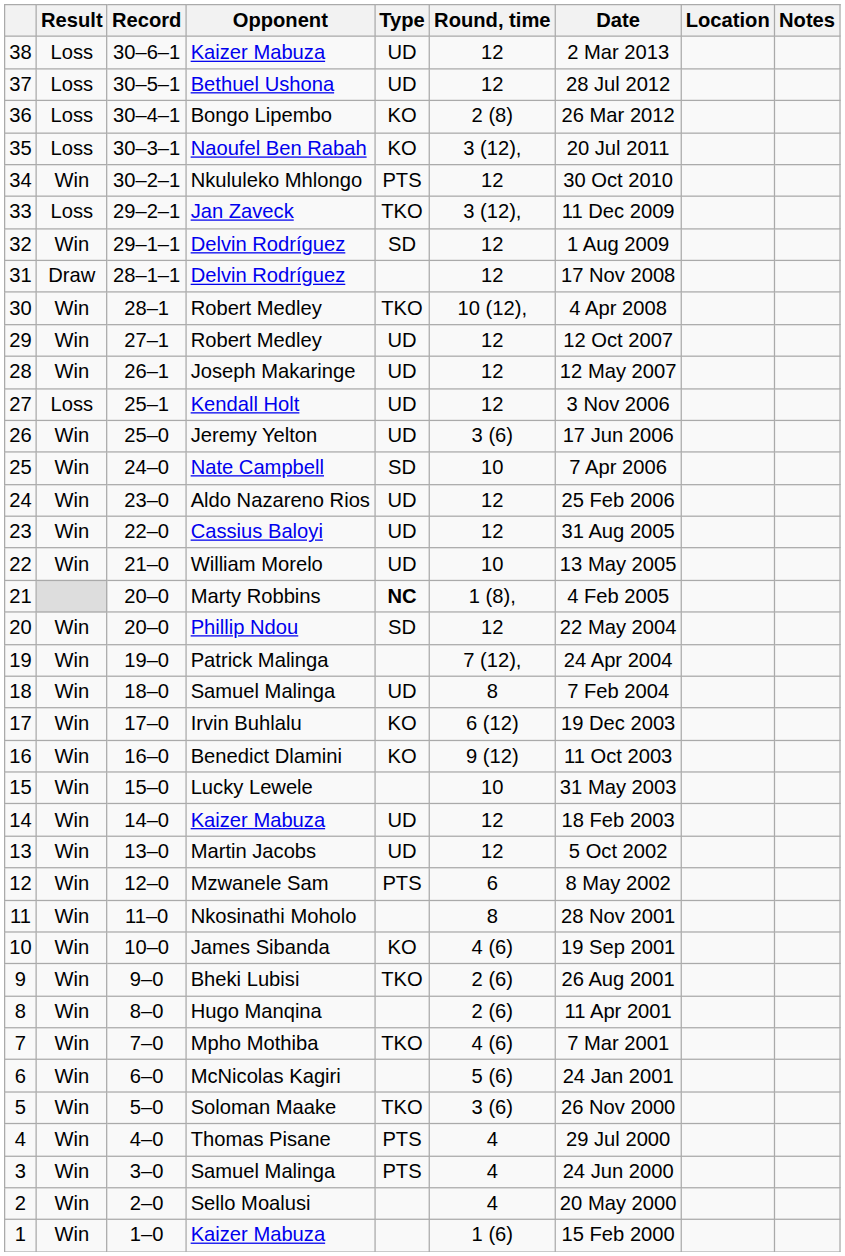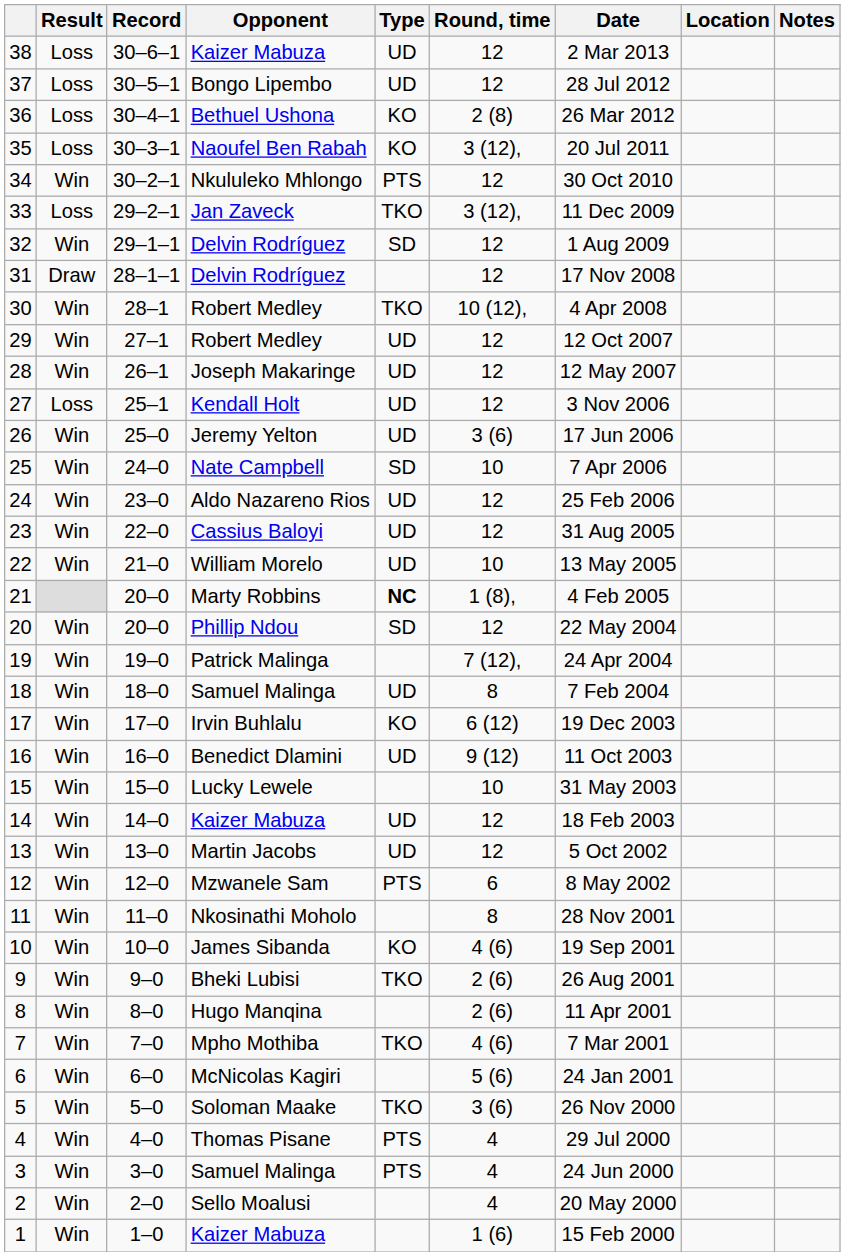(262, 84) Bethuel Ushona -> (261, 84) Bongo Lipembo
(261, 116) Bongo Lipembo -> (262, 116) Bethuel Ushona
(402, 755) KO -> (402, 755) UD
